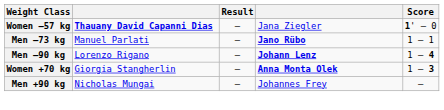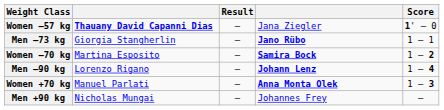(112, 40) Manuel Parlati -> (125, 40) Giorgia Stangherlin
+ row: (38, 55)
(125, 69) Giorgia Stangherlin -> (112, 84) Manuel Parlati
